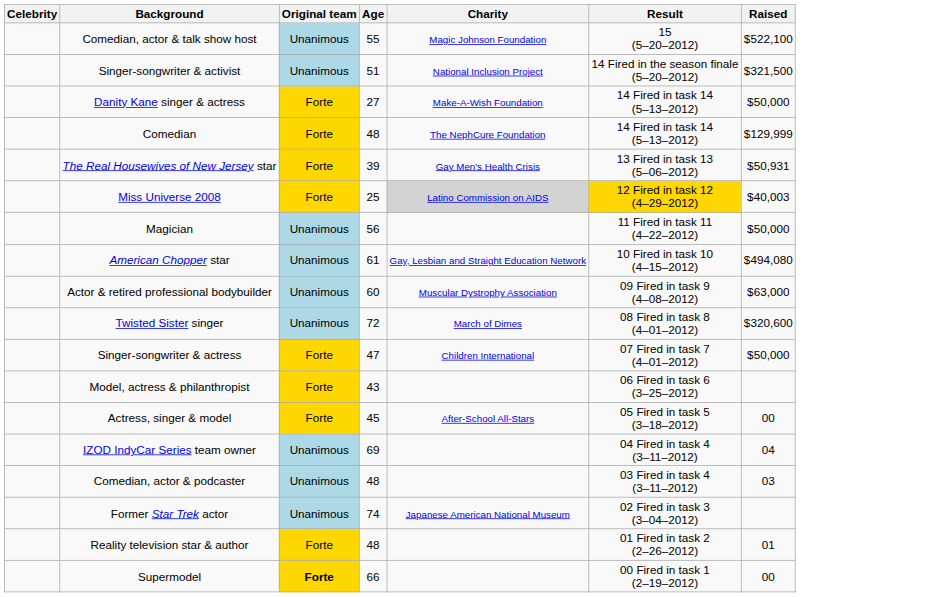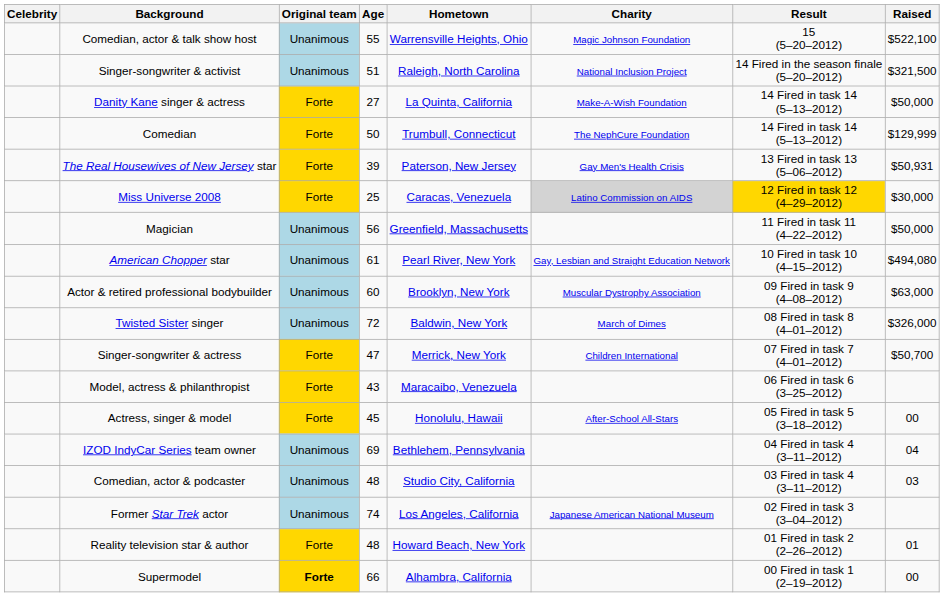+ column: (459, 14)
(373, 134) 48 -> (373, 134) 50
(768, 197) $40,003 -> (912, 197) $30,000
(768, 323) $320,600 -> (912, 323) $326,000
(768, 355) $50,000 -> (912, 355) $50,700
